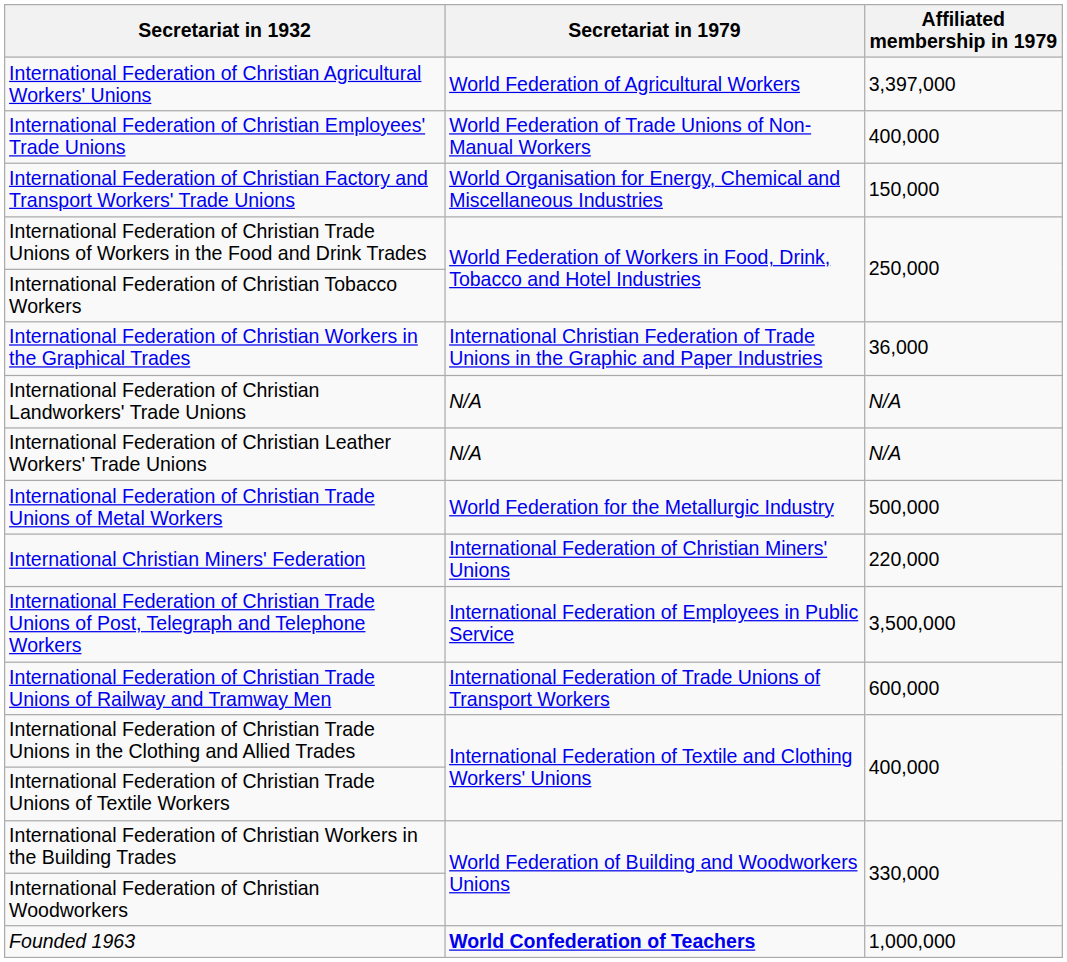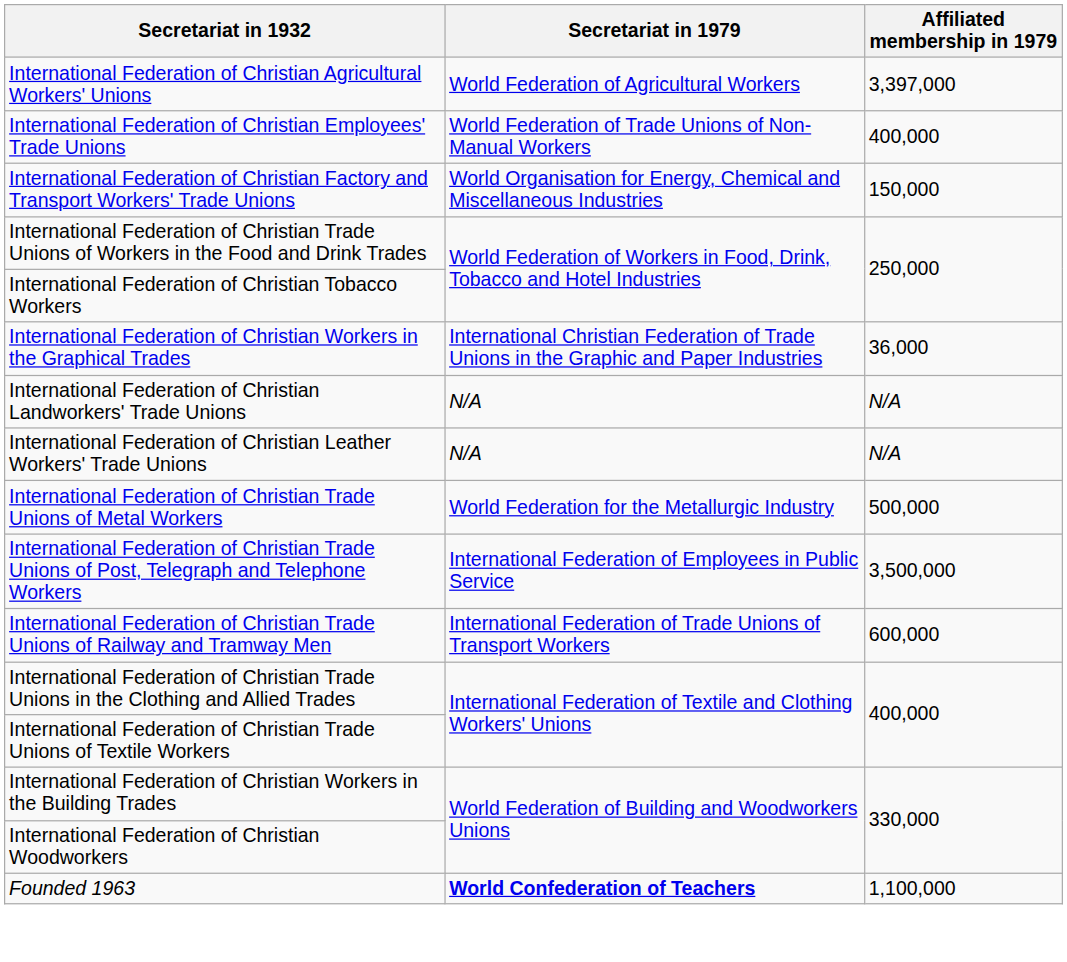- row: (187, 560)
(912, 941) 1,000,000 -> (912, 888) 1,100,000
